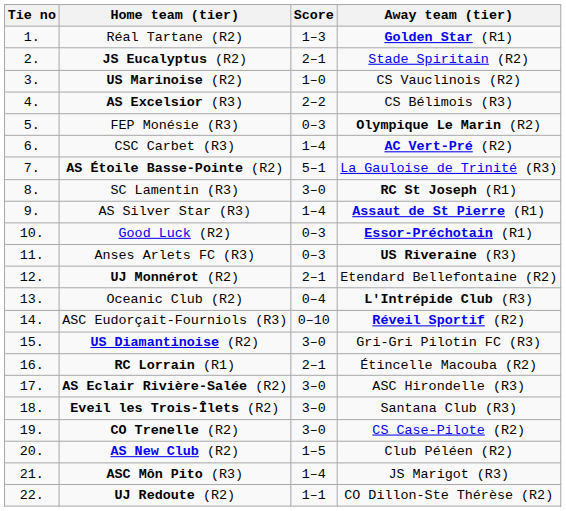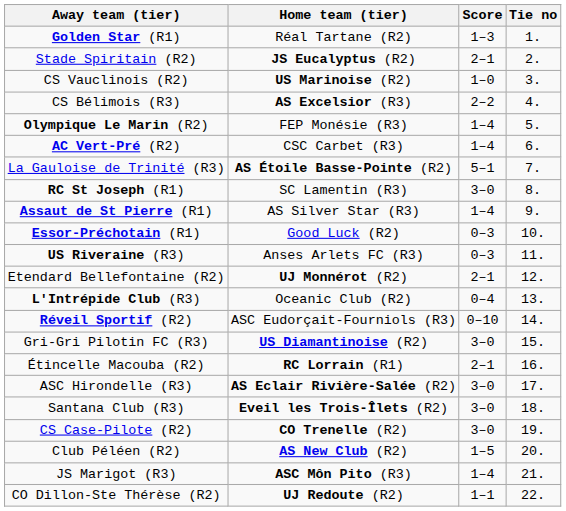columns swapped: (32, 15) <-> (449, 15)
(314, 125) 0–3 -> (483, 125) 1–4
